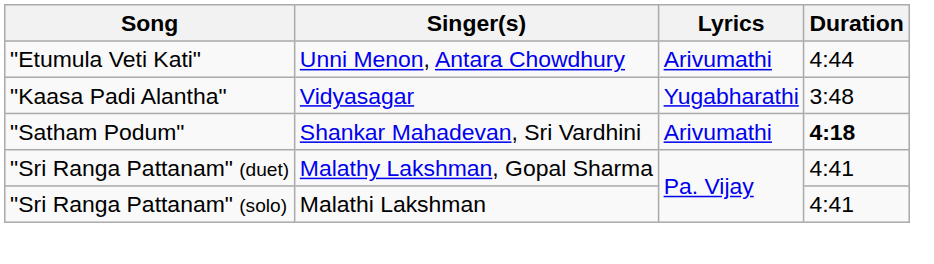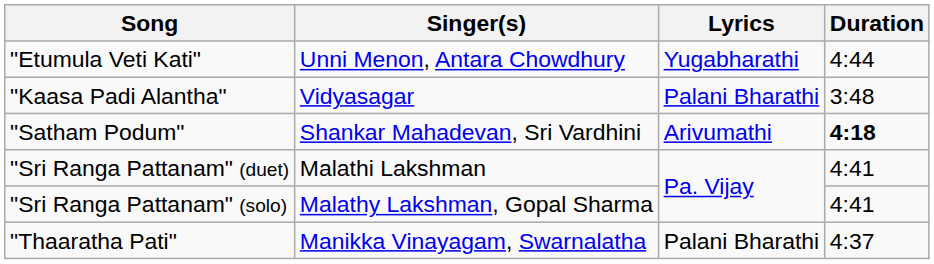(718, 59) Arivumathi -> (731, 59) Yugabharathi
(731, 96) Yugabharathi -> (741, 96) Palani Bharathi
(476, 168) Malathy Lakshman, Gopal Sharma -> (393, 168) Malathi Lakshman
(393, 205) Malathi Lakshman -> (476, 205) Malathy Lakshman, Gopal Sharma
+ row: (93, 241)
